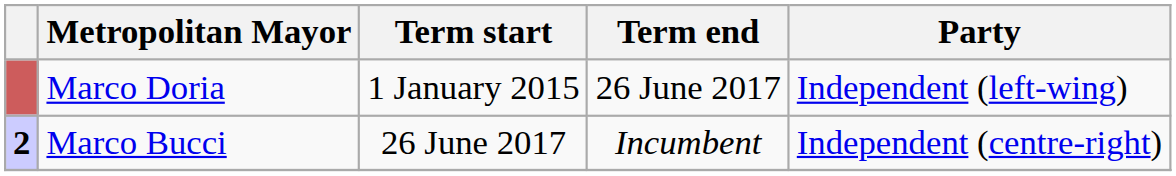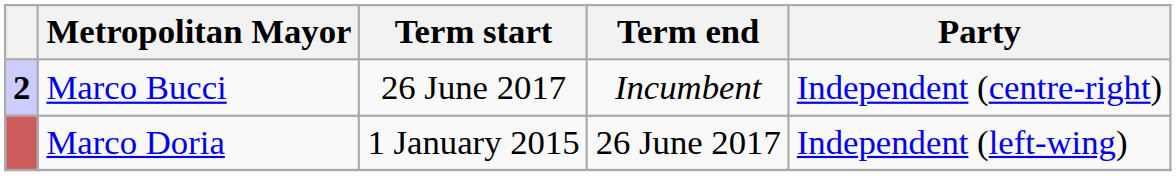rows swapped: (136, 87) <-> (137, 142)
